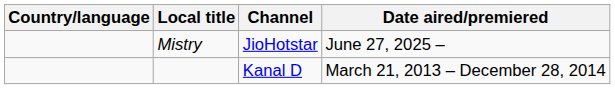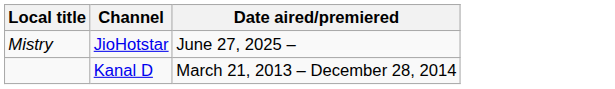- column: (79, 17)
